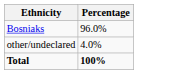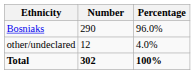+ column: (106, 12)
